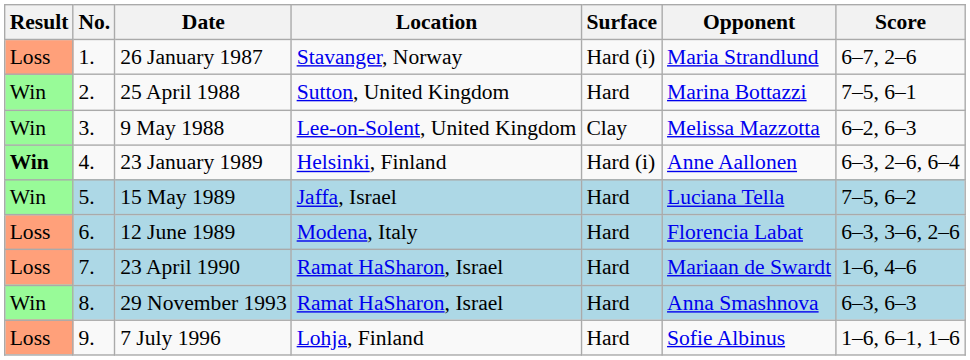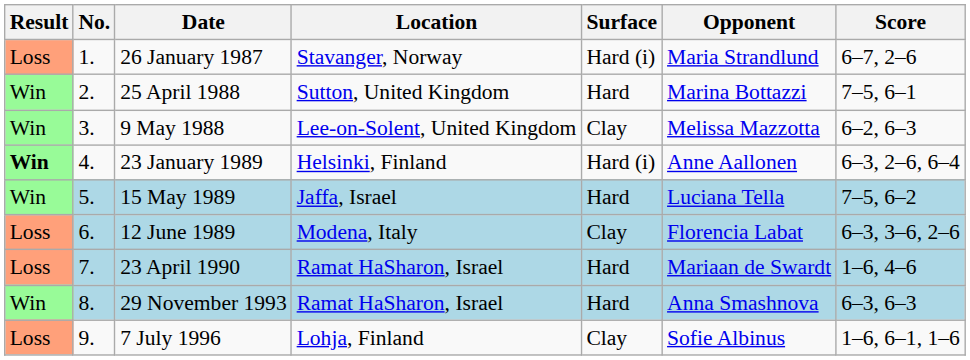(608, 231) Hard -> (607, 231) Clay
(608, 336) Hard -> (607, 336) Clay
